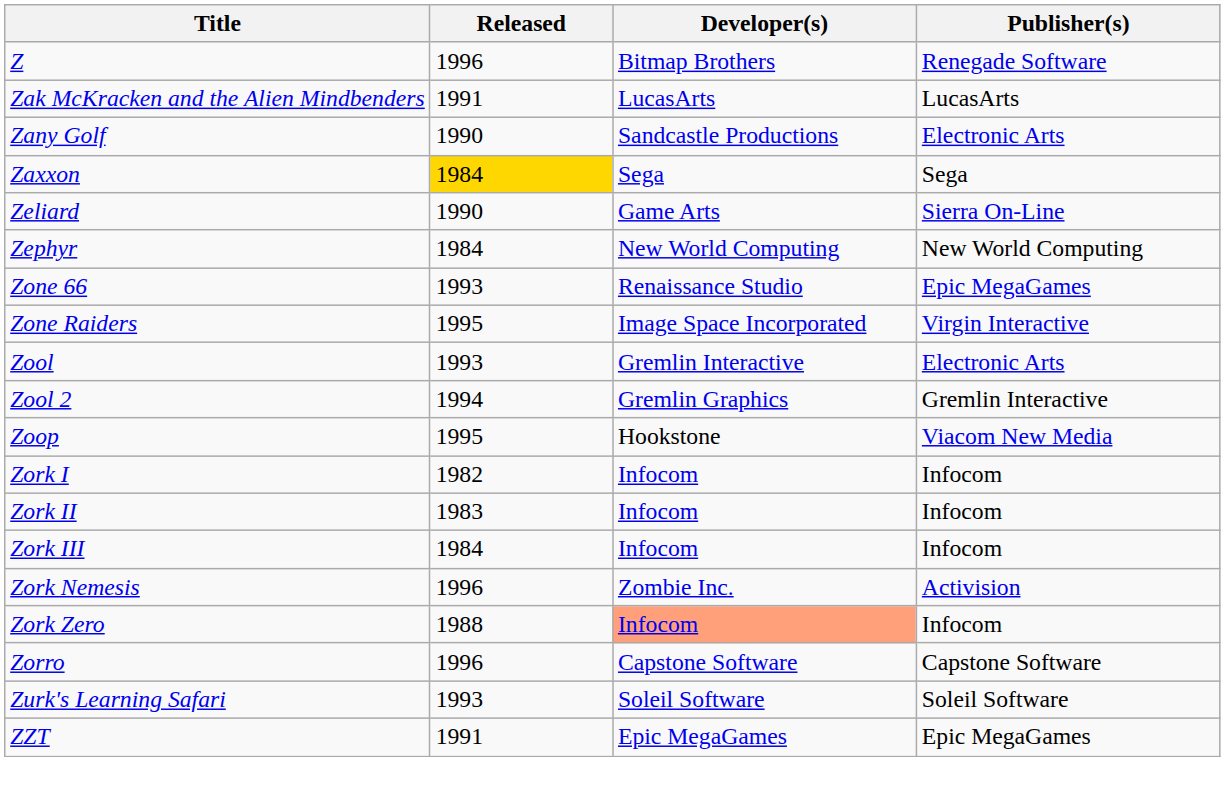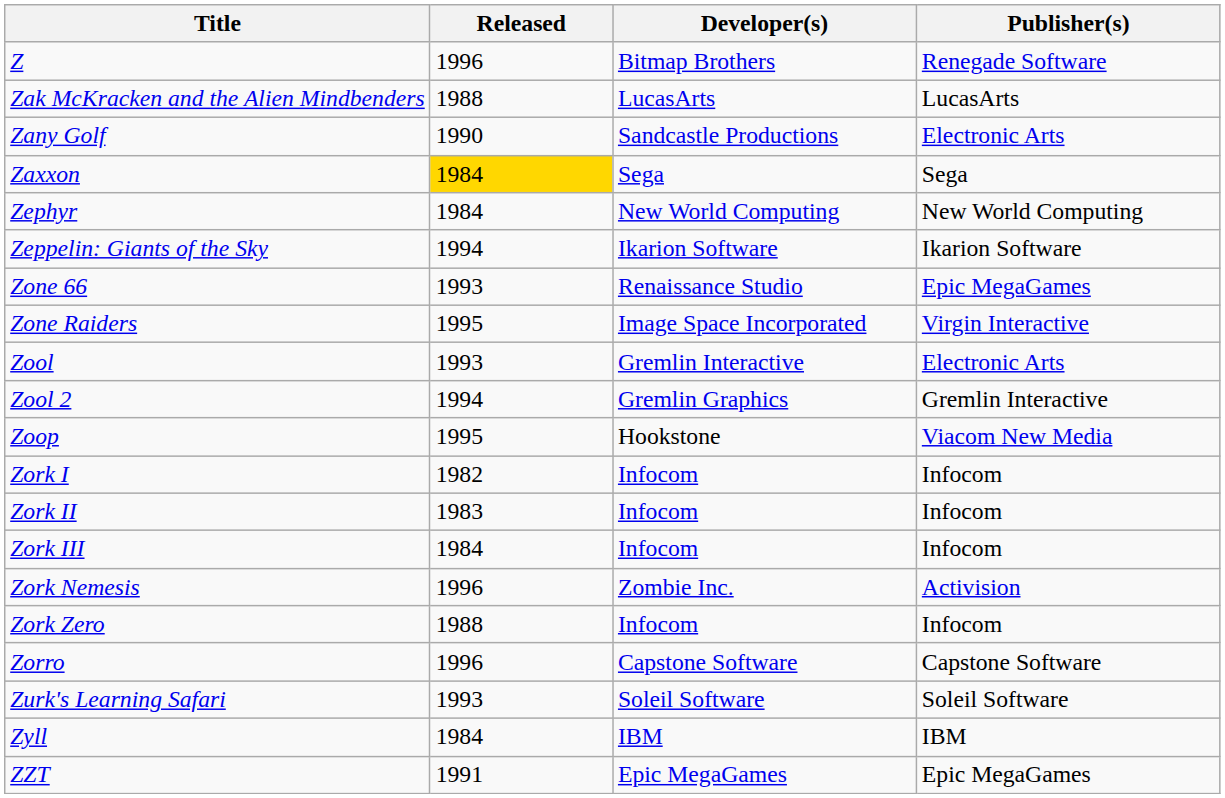(459, 98) 1991 -> (459, 98) 1988
- row: (45, 211)
+ row: (139, 248)
(658, 624) lightsalmon background -> (658, 624) no background
+ row: (29, 736)
